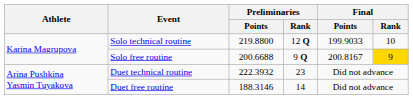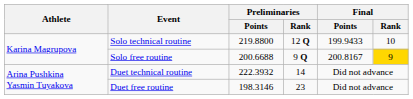(345, 42) 199.9033 -> (345, 42) 199.9433
(300, 72) 23 -> (300, 72) 14
(256, 87) 188.3146 -> (256, 87) 198.3146
(300, 87) 14 -> (300, 87) 23
